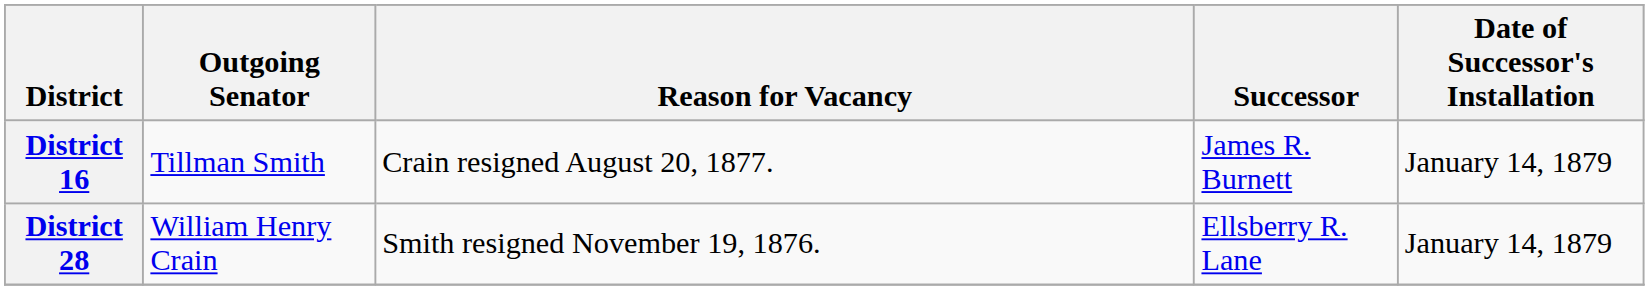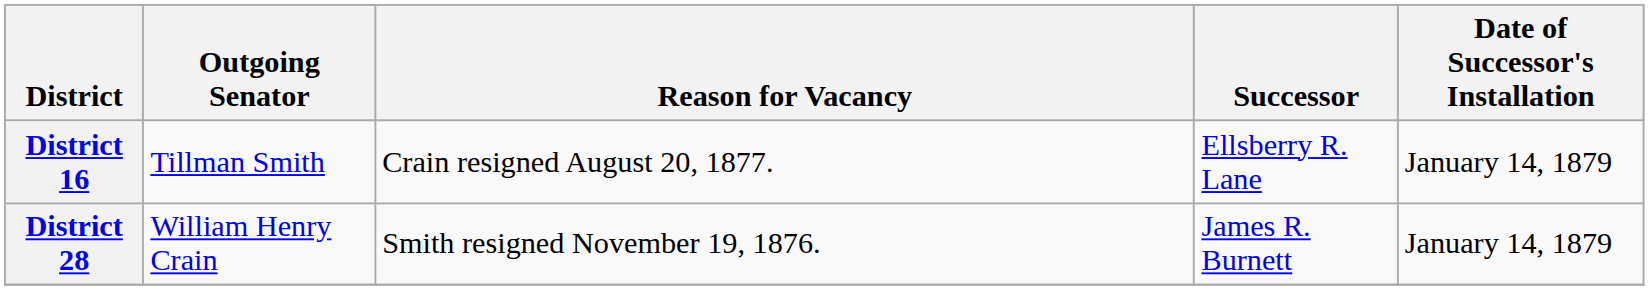(1256, 161) James R. Burnett -> (1275, 161) Ellsberry R. Lane
(1275, 243) Ellsberry R. Lane -> (1256, 243) James R. Burnett
